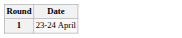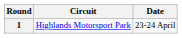+ column: (83, 11)
